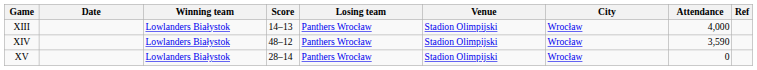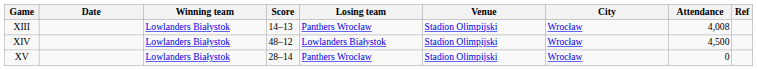(719, 27) 4,000 -> (719, 27) 4,008
(337, 42) Panthers Wrocław -> (344, 42) Lowlanders Białystok
(719, 42) 3,590 -> (719, 42) 4,500
